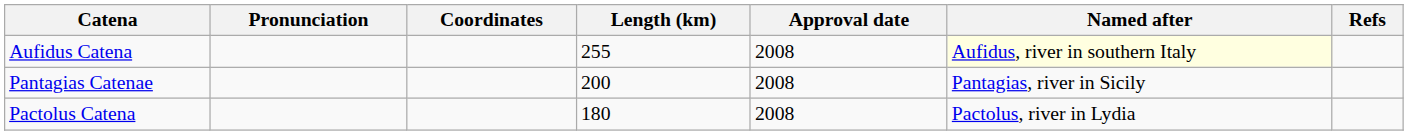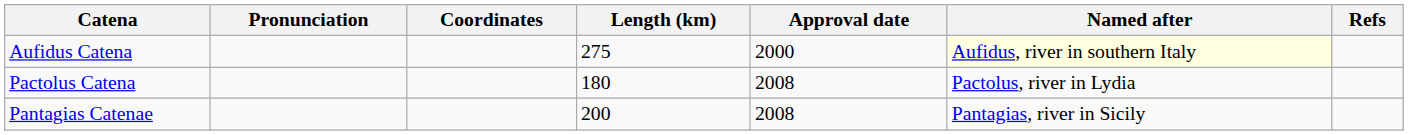(596, 51) 255 -> (596, 51) 275
(775, 51) 2008 -> (775, 51) 2000
rows swapped: (72, 113) <-> (81, 82)
